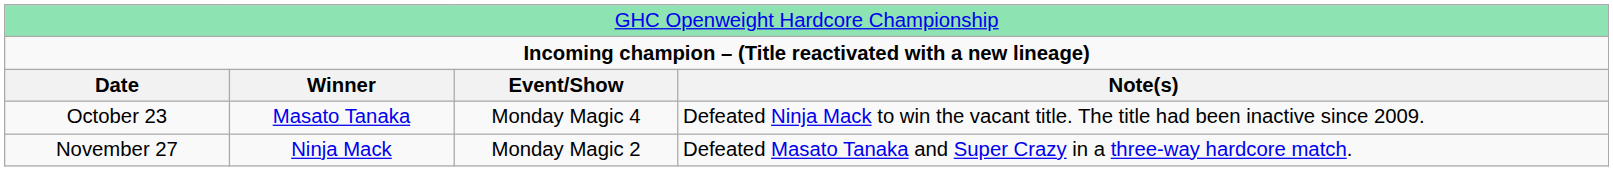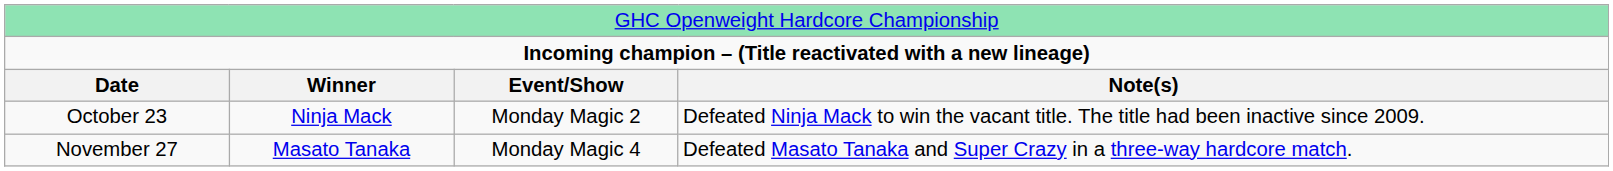(341, 117) Masato Tanaka -> (341, 117) Ninja Mack
(566, 117) Monday Magic 4 -> (566, 117) Monday Magic 2
(341, 149) Ninja Mack -> (341, 149) Masato Tanaka
(566, 149) Monday Magic 2 -> (566, 149) Monday Magic 4
